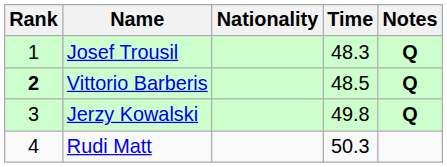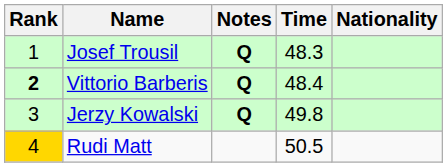columns swapped: (267, 20) <-> (410, 20)
(350, 83) 48.5 -> (304, 83) 48.4
(33, 146) no background -> (33, 146) gold background
(350, 146) 50.3 -> (304, 146) 50.5
